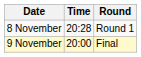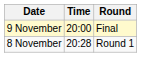rows swapped: (34, 28) <-> (34, 44)
